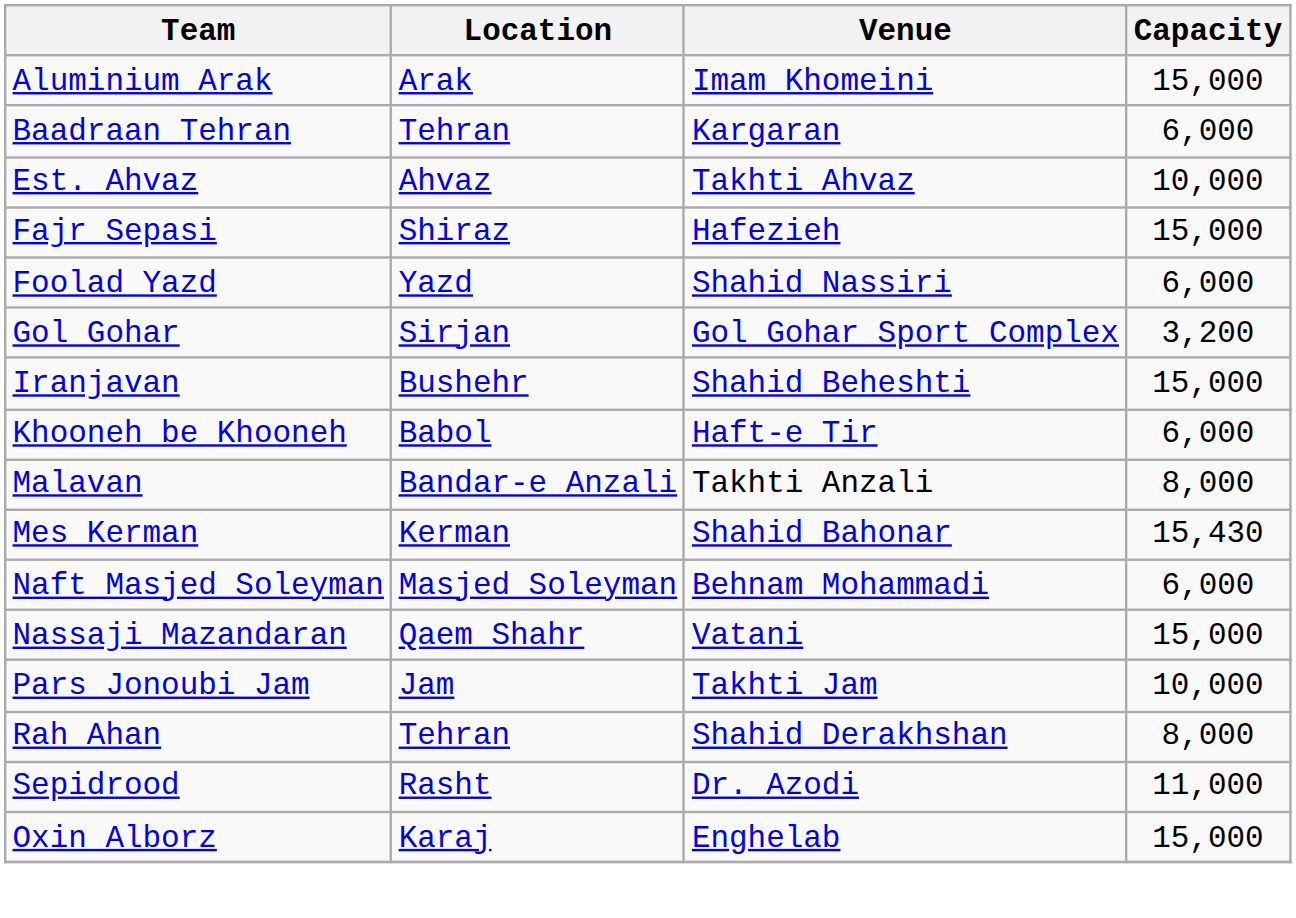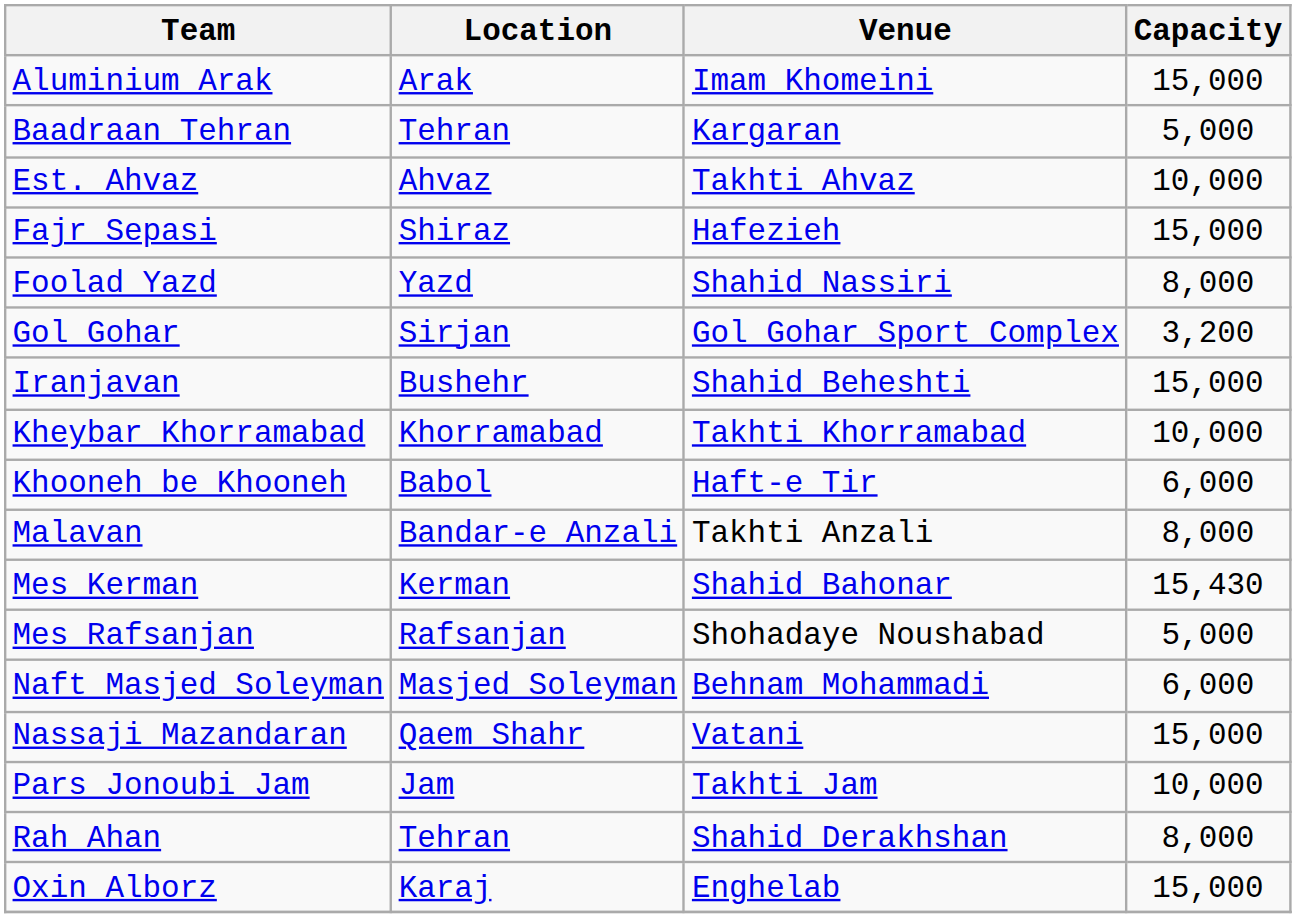(1208, 131) 6,000 -> (1208, 131) 5,000
(1208, 283) 6,000 -> (1208, 283) 8,000
+ row: (189, 434)
+ row: (133, 636)
- row: (96, 787)
